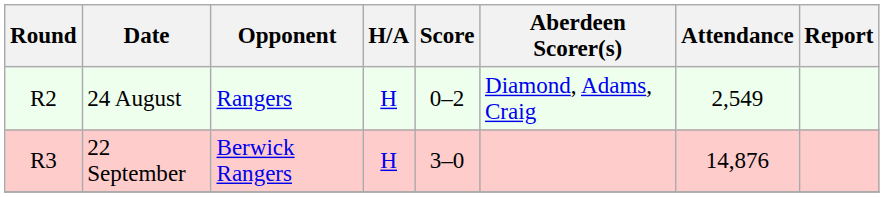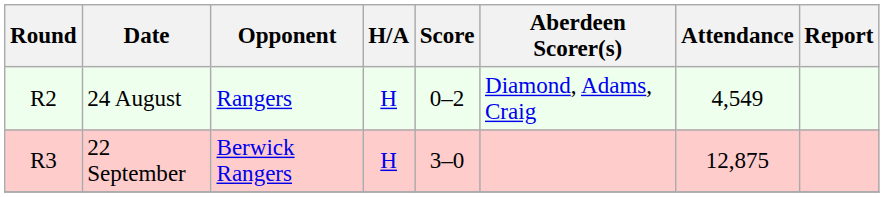(737, 98) 2,549 -> (737, 98) 4,549
(737, 160) 14,876 -> (737, 160) 12,875
